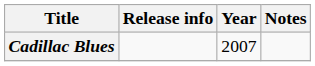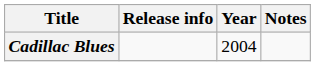(239, 46) 2007 -> (239, 46) 2004
